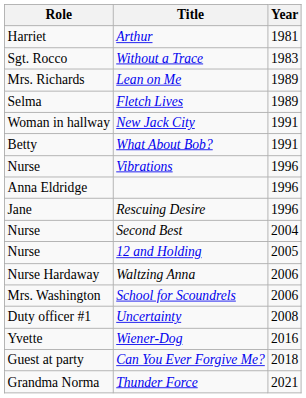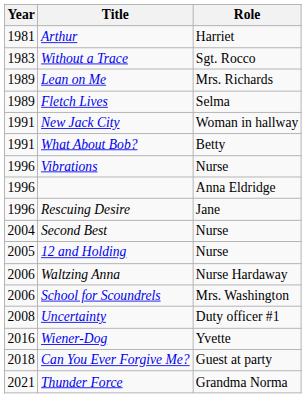columns swapped: (285, 15) <-> (59, 15)
